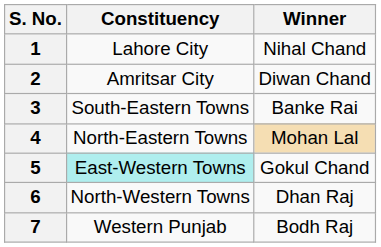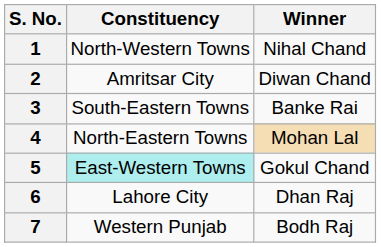(160, 49) Lahore City -> (160, 49) North-Western Towns
(160, 197) North-Western Towns -> (160, 197) Lahore City
